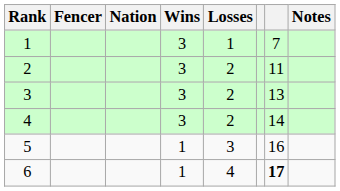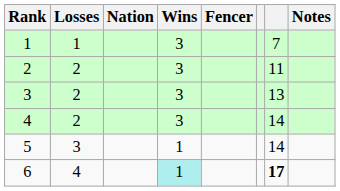columns swapped: (78, 17) <-> (230, 17)
(276, 146) 16 -> (276, 146) 14
(182, 172) no background -> (179, 172) paleturquoise background
